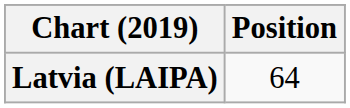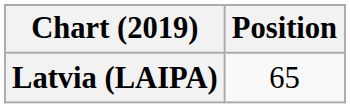(284, 77) 64 -> (284, 77) 65
